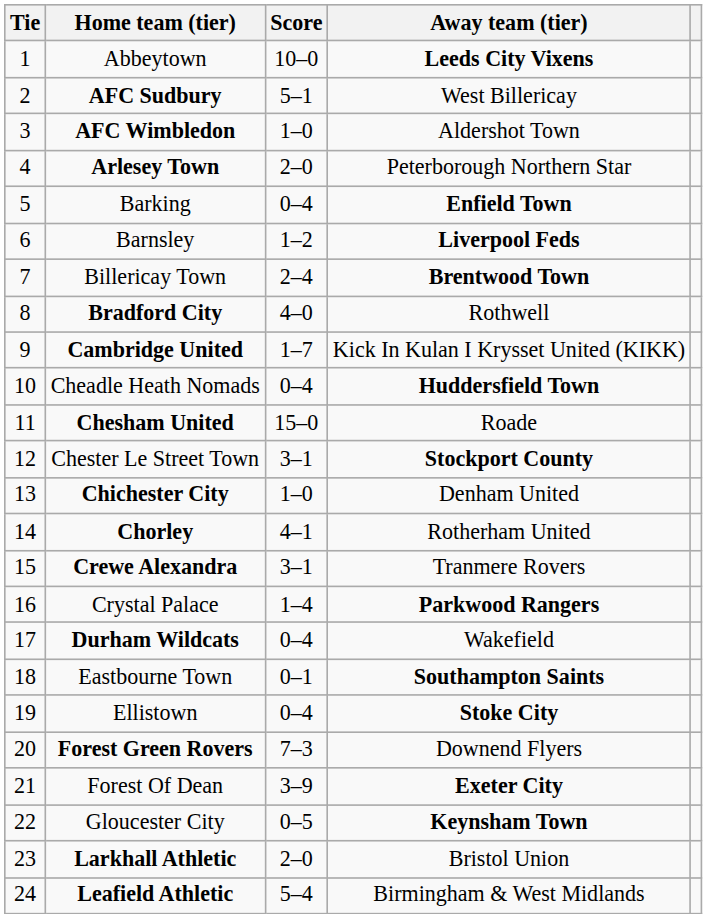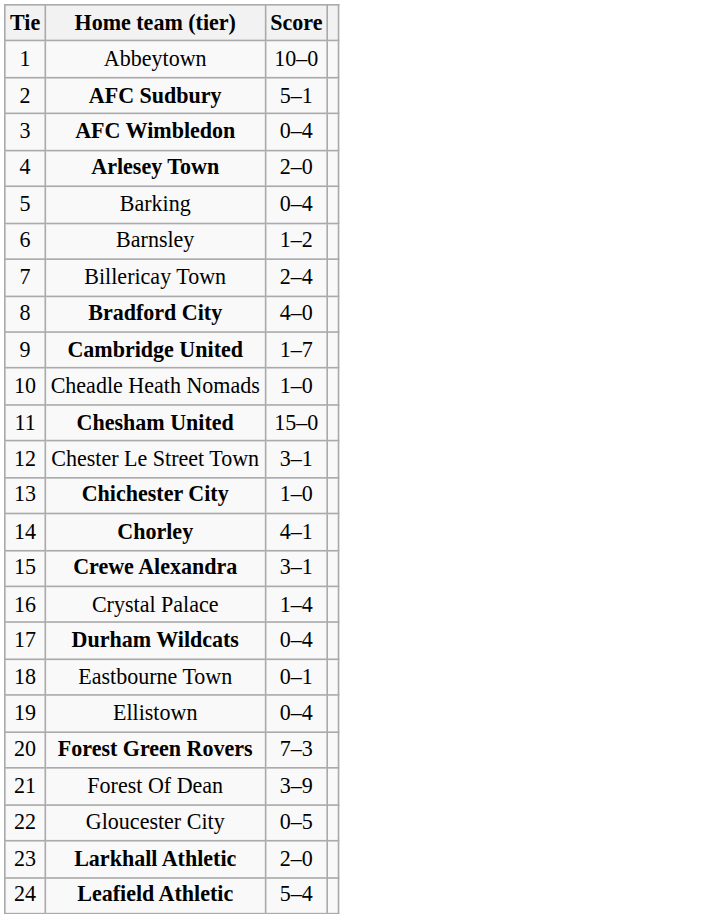- column: (509, 22)
(296, 131) 1–0 -> (296, 131) 0–4
(296, 385) 0–4 -> (296, 385) 1–0
